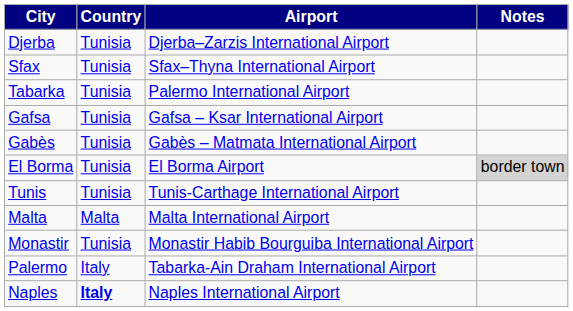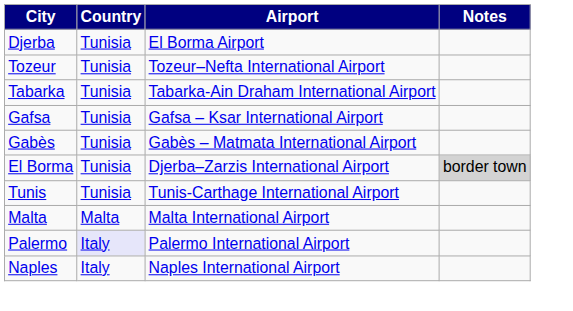(269, 42) Djerba–Zarzis International Airport -> (206, 42) El Borma Airport
- row: (24, 67)
+ row: (32, 67)
(249, 92) Palermo International Airport -> (292, 92) Tabarka-Ain Draham International Airport
(206, 167) El Borma Airport -> (269, 167) Djerba–Zarzis International Airport
- row: (39, 243)
(95, 268) no background -> (95, 243) lavender background
(292, 268) Tabarka-Ain Draham International Airport -> (249, 243) Palermo International Airport
(96, 293) bold -> (95, 268) normal
